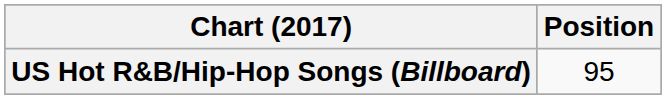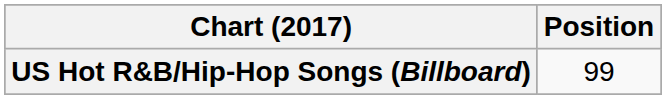(599, 71) 95 -> (599, 71) 99
